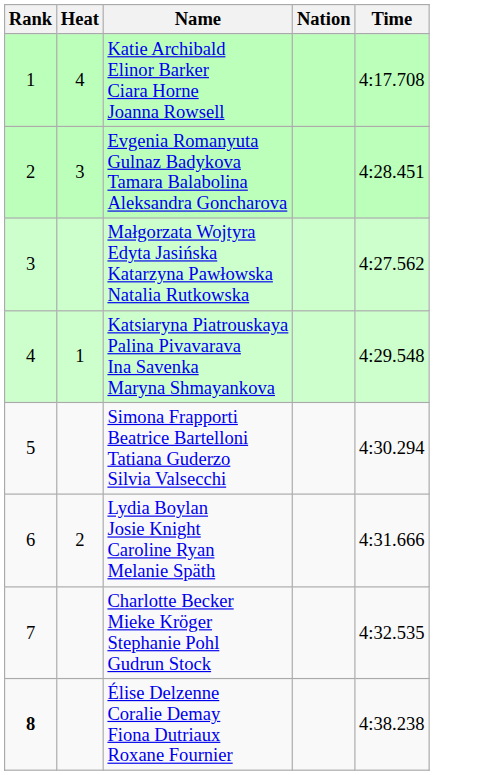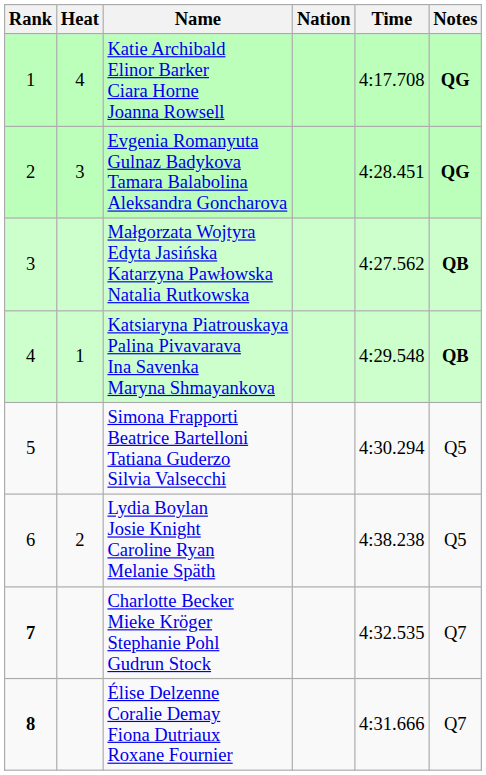+ column: (455, 19)
(392, 540) 4:31.666 -> (392, 540) 4:38.238
(31, 632) normal -> (31, 632) bold
(392, 724) 4:38.238 -> (392, 724) 4:31.666
